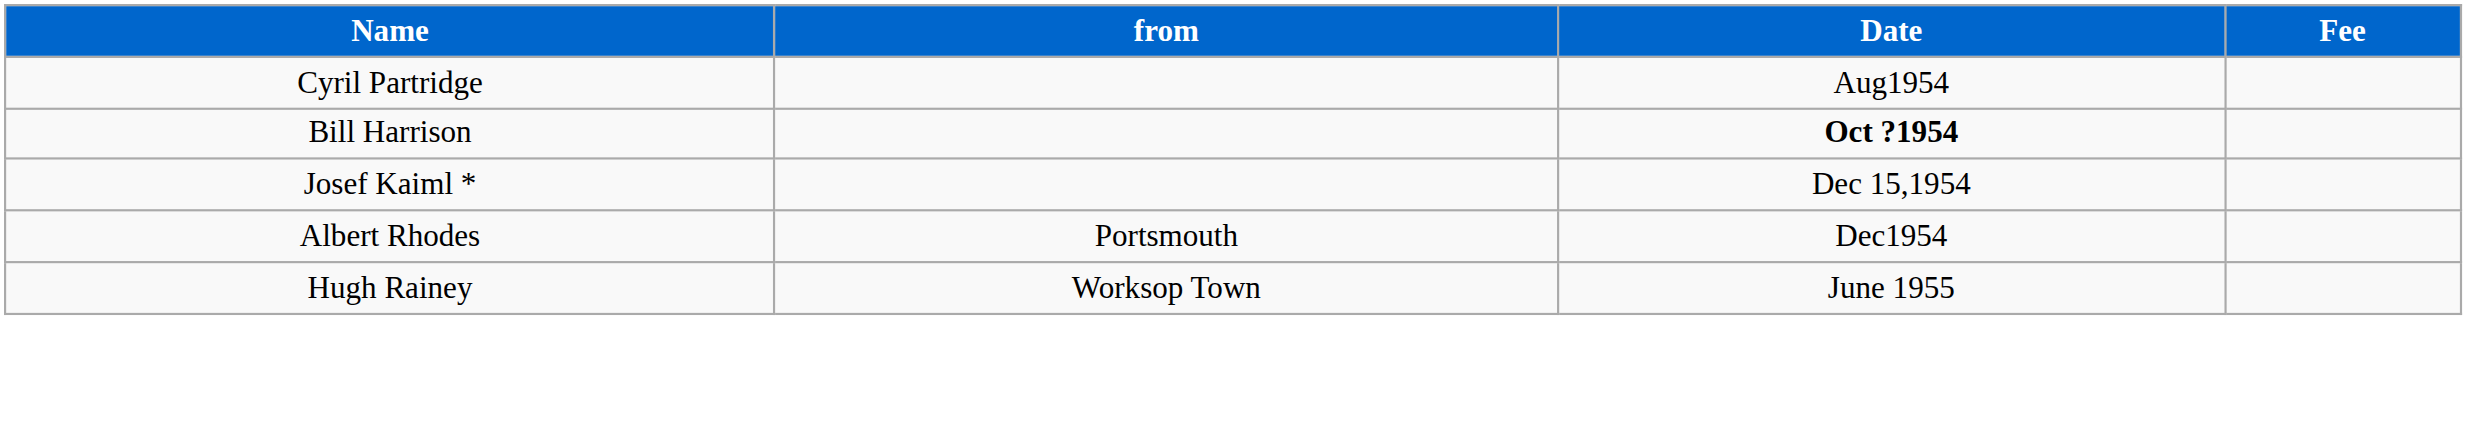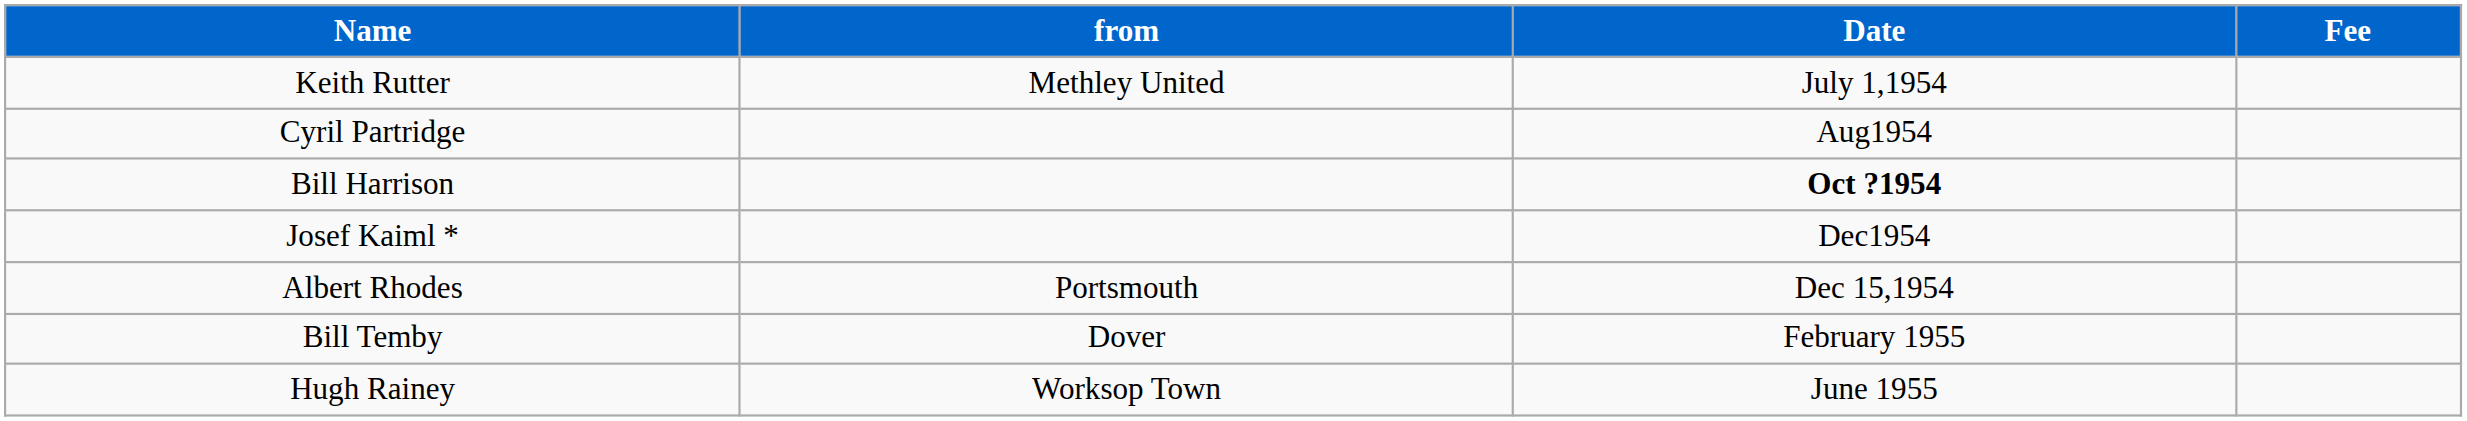+ row: (373, 81)
(1891, 184) Dec 15,1954 -> (1874, 235) Dec1954
(1891, 235) Dec1954 -> (1874, 287) Dec 15,1954
+ row: (373, 338)
